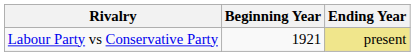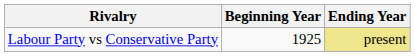(306, 39) 1921 -> (306, 39) 1925
